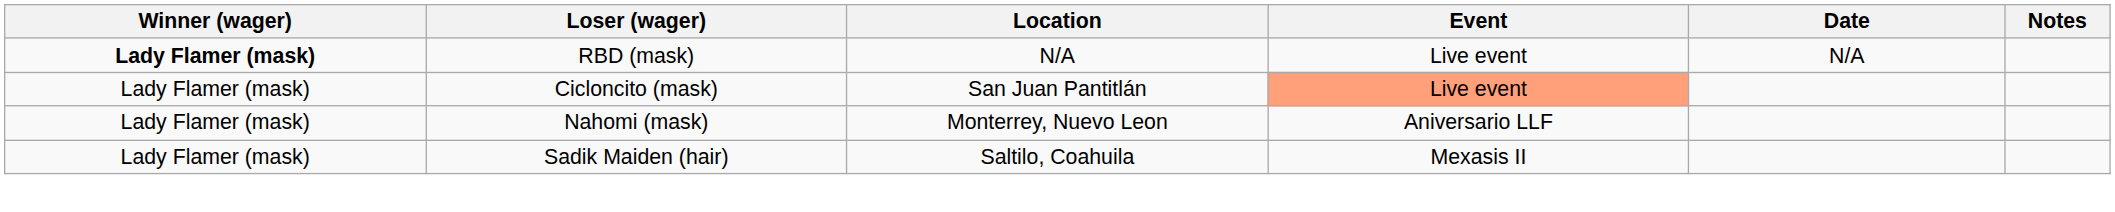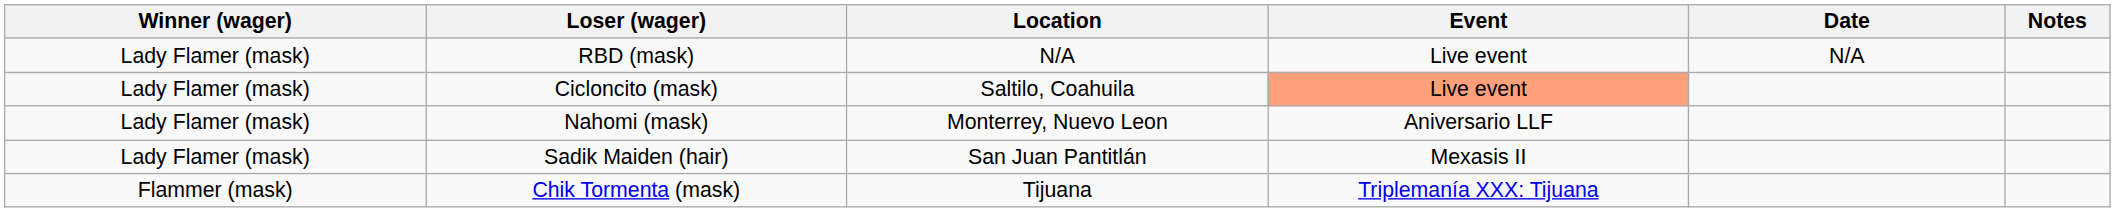(215, 55) bold -> (215, 55) normal
(1057, 88) San Juan Pantitlán -> (1057, 88) Saltilo, Coahuila
(1057, 156) Saltilo, Coahuila -> (1057, 156) San Juan Pantitlán
+ row: (636, 190)
